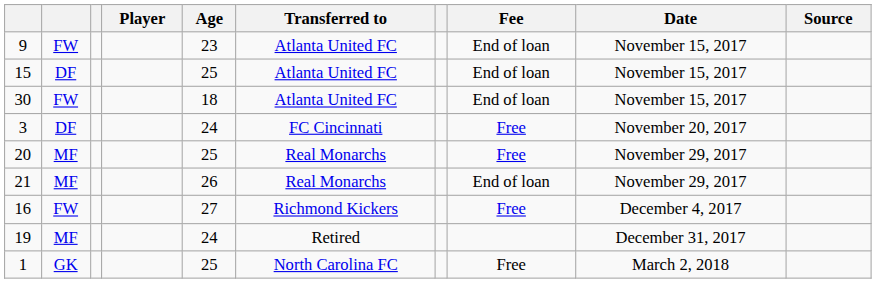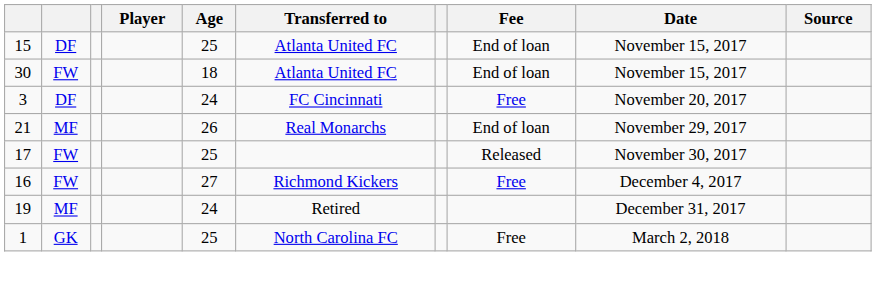- row: (23, 45)
- row: (23, 154)
+ row: (23, 154)
